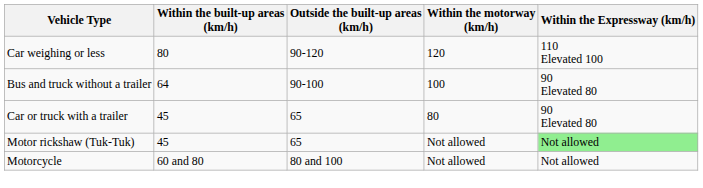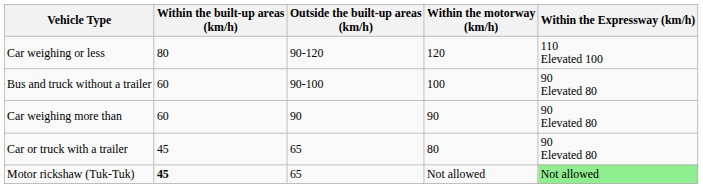(163, 84) 64 -> (163, 84) 60
+ row: (64, 116)
(163, 142) normal -> (163, 174) bold
- row: (34, 161)
